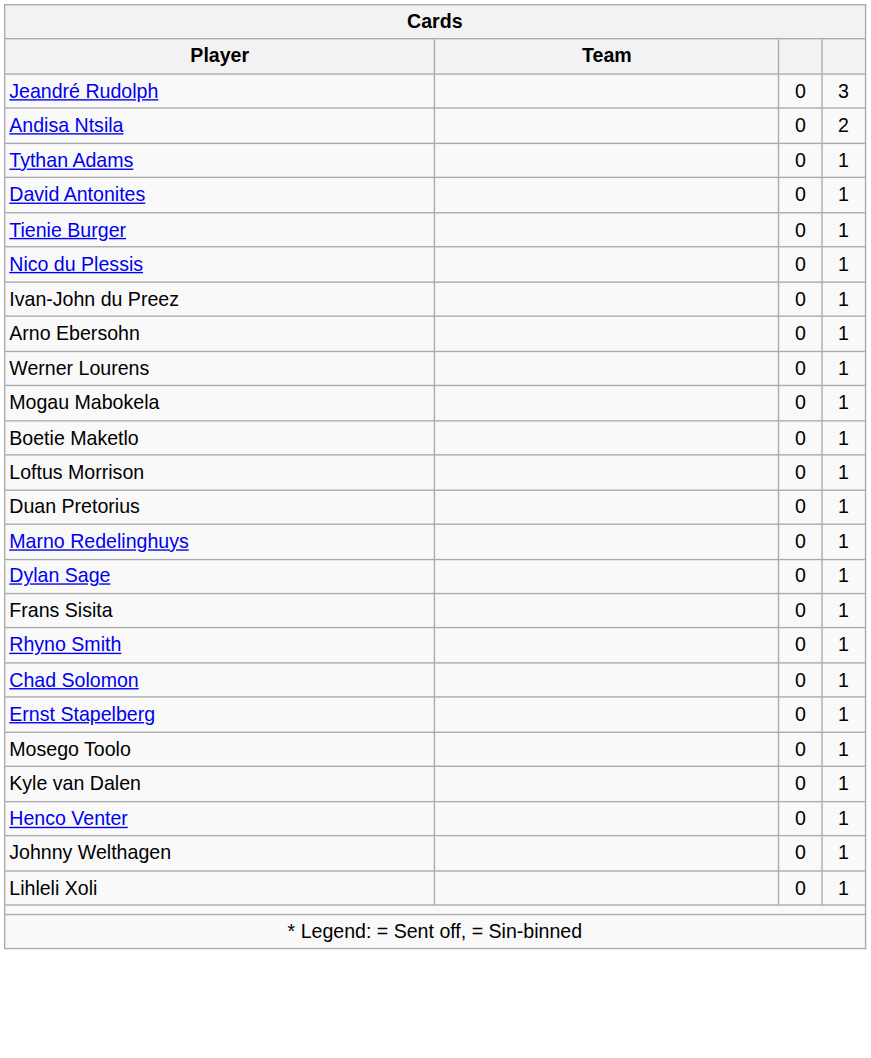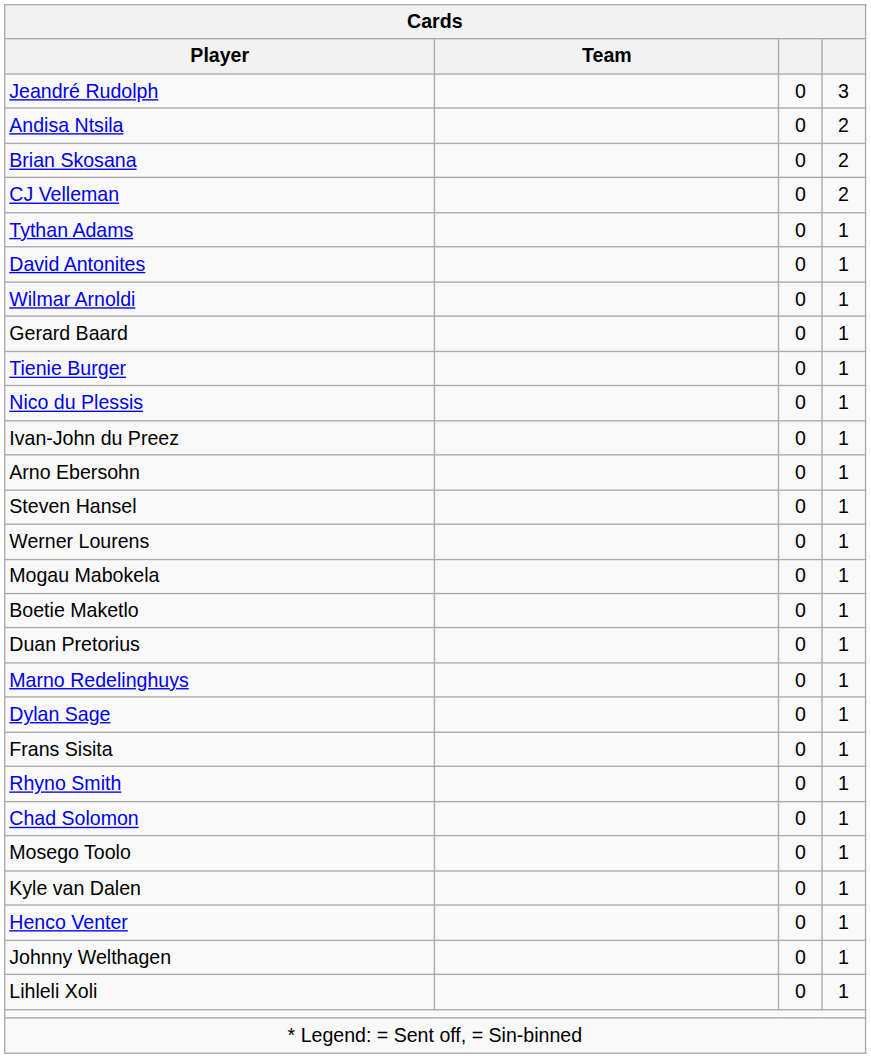+ row: (73, 160)
+ row: (64, 195)
+ row: (72, 299)
+ row: (69, 334)
+ row: (73, 507)
- row: (77, 472)
- row: (82, 715)
